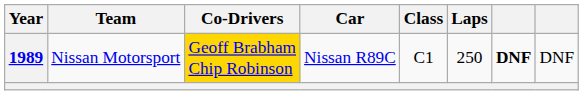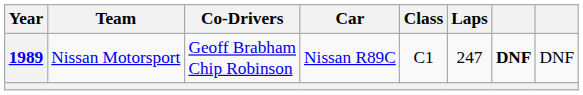(242, 57) gold background -> (242, 57) no background
(470, 57) 250 -> (470, 57) 247
